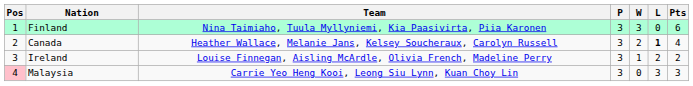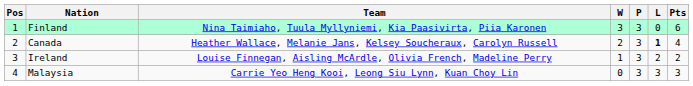columns swapped: (620, 12) <-> (639, 12)
(15, 73) pink background -> (15, 73) no background
